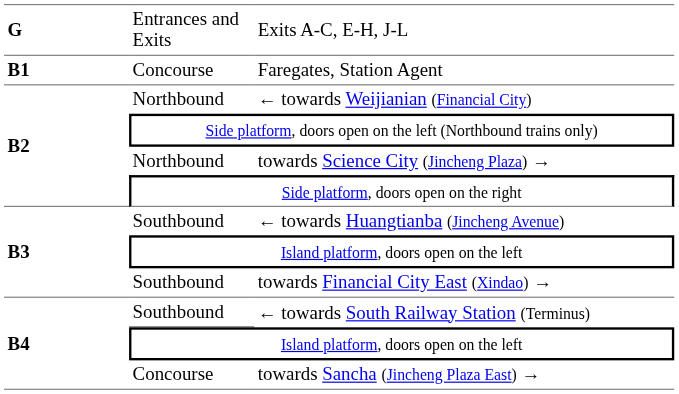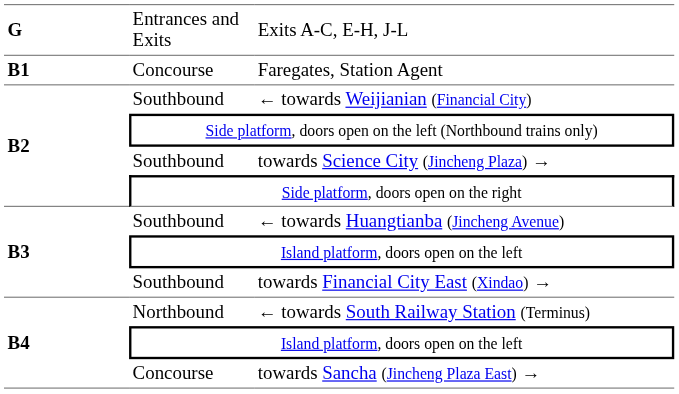(178, 99) Northbound -> (178, 99) Southbound
(178, 160) Northbound -> (178, 160) Southbound
(178, 311) Southbound -> (178, 311) Northbound
